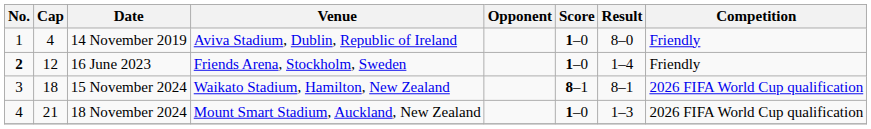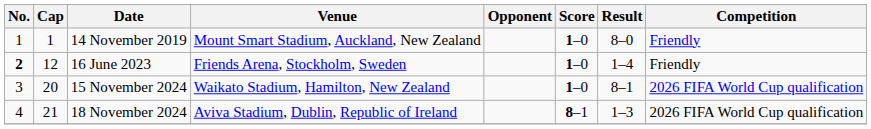(50, 40) 4 -> (50, 40) 1
(325, 40) Aviva Stadium, Dublin, Republic of Ireland -> (337, 40) Mount Smart Stadium, Auckland, New Zealand
(50, 87) 18 -> (50, 87) 20
(577, 87) 8–1 -> (577, 87) 1–0
(337, 111) Mount Smart Stadium, Auckland, New Zealand -> (325, 111) Aviva Stadium, Dublin, Republic of Ireland
(577, 111) 1–0 -> (577, 111) 8–1
